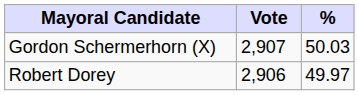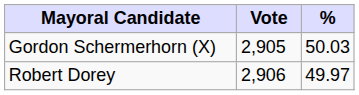(263, 47) 2,907 -> (263, 47) 2,905
